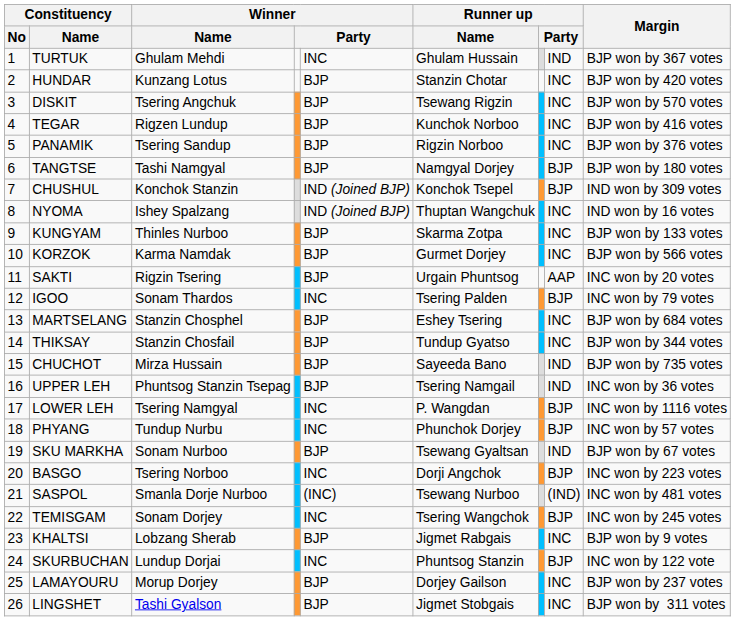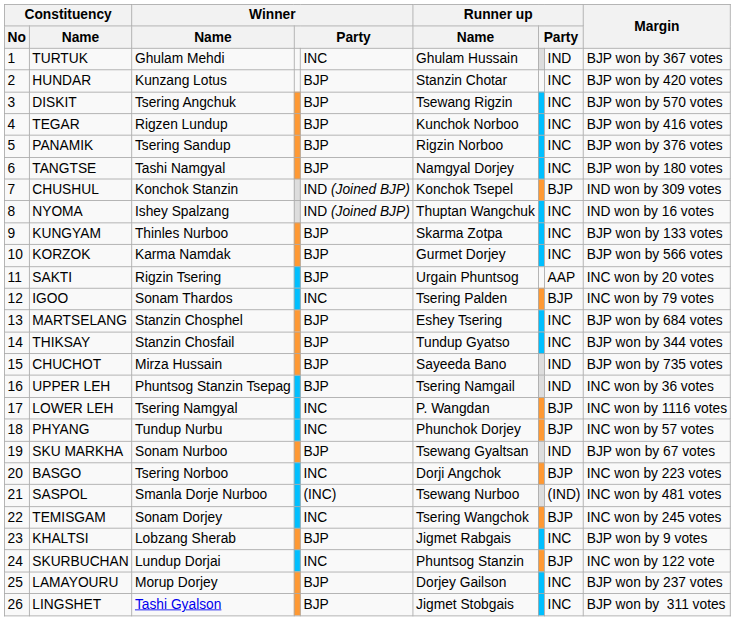(560, 168) BJP -> (559, 168) INC
